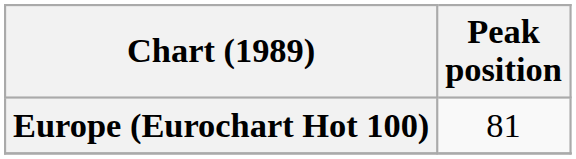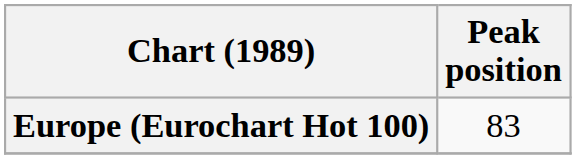(503, 125) 81 -> (503, 125) 83
